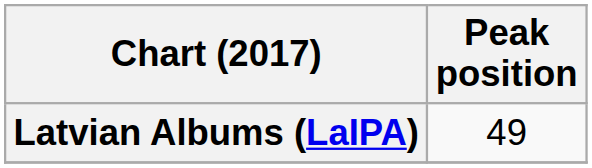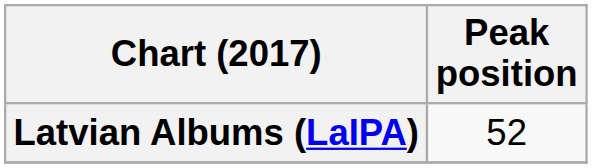(507, 132) 49 -> (507, 132) 52
